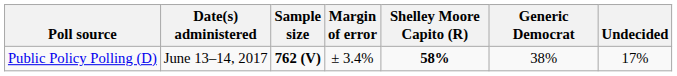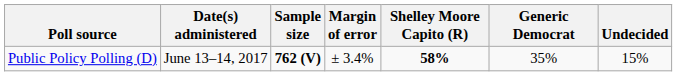(544, 58) 38% -> (544, 58) 35%
(635, 58) 17% -> (635, 58) 15%
